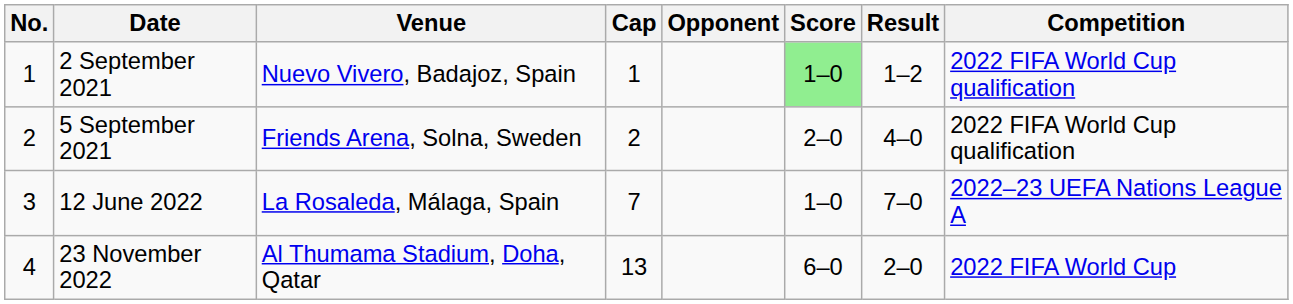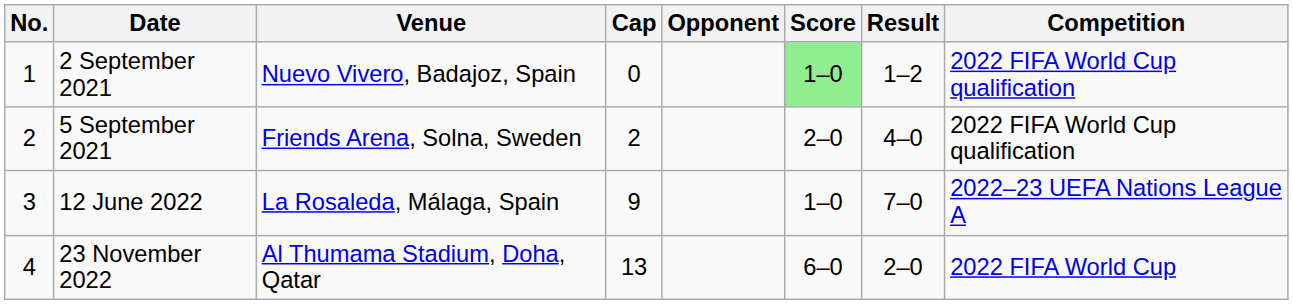(634, 74) 1 -> (634, 74) 0
(634, 202) 7 -> (634, 202) 9
